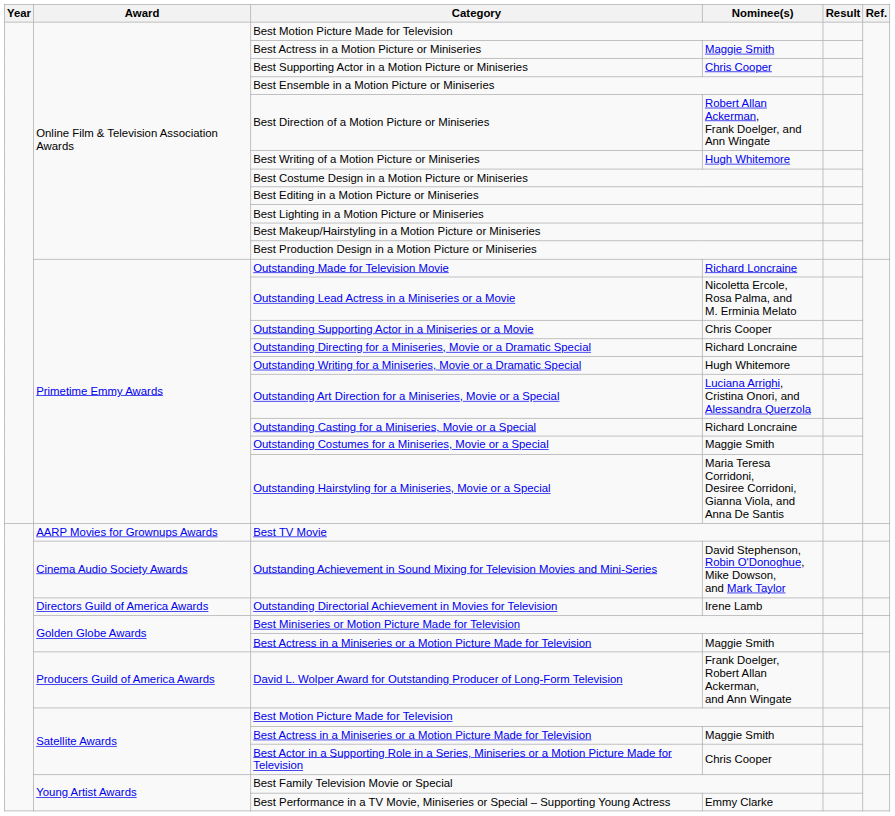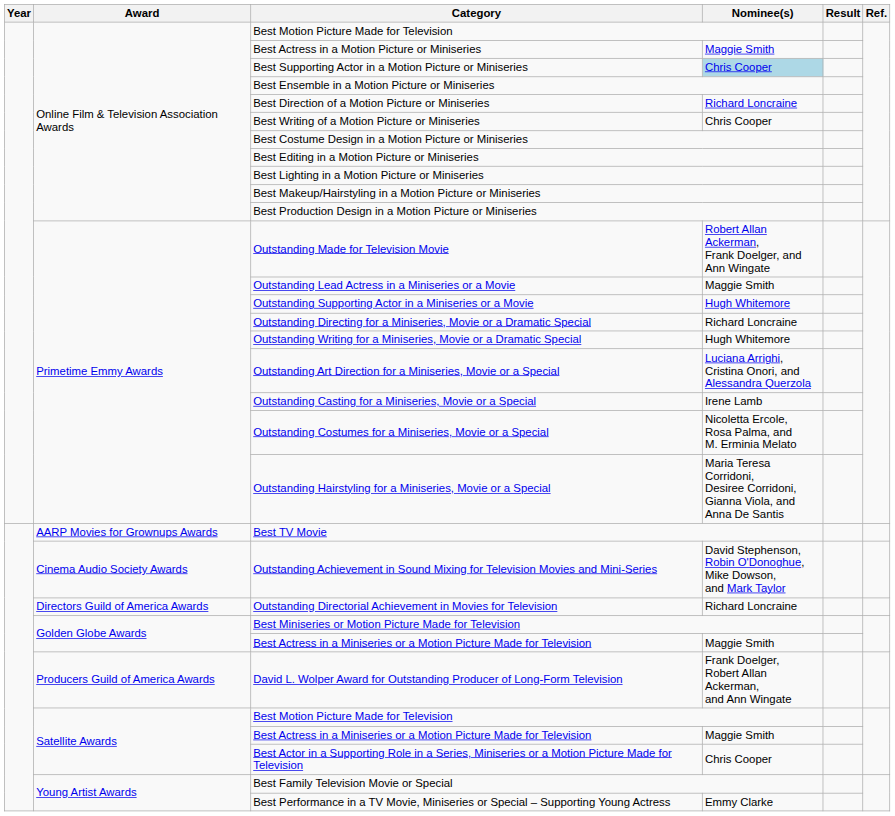(738, 67) no background -> (738, 67) lightblue background
(753, 122) Robert Allan Ackerman, Frank Doelger, and Ann Wingate -> (751, 103) Richard Loncraine
(748, 159) Hugh Whitemore -> (738, 121) Chris Cooper
(751, 268) Richard Loncraine -> (753, 248) Robert Allan Ackerman, Frank Doelger, and Ann Wingate
(751, 298) Nicoletta Ercole, Rosa Palma, and M. Erminia Melato -> (740, 286) Maggie Smith
(738, 329) Chris Cooper -> (748, 304) Hugh Whitemore
(751, 427) Richard Loncraine -> (734, 401) Irene Lamb
(740, 445) Maggie Smith -> (751, 432) Nicoletta Ercole, Rosa Palma, and M. Erminia Melato
(734, 606) Irene Lamb -> (751, 606) Richard Loncraine
